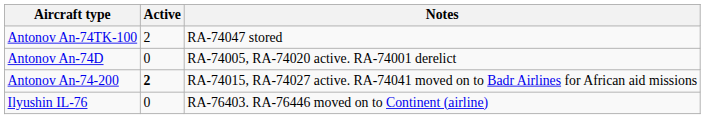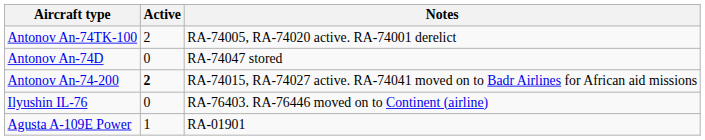(235, 37) RA-74047 stored -> (322, 37) RA-74005, RA-74020 active. RA-74001 derelict
(322, 59) RA-74005, RA-74020 active. RA-74001 derelict -> (235, 59) RA-74047 stored
+ row: (70, 124)
